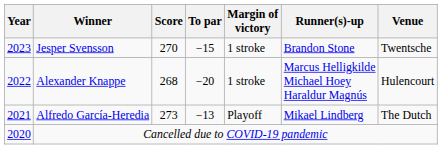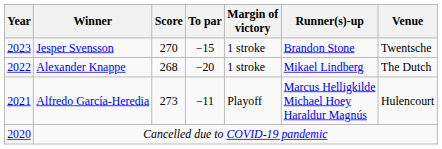(330, 81) Marcus Helligkilde Michael Hoey Haraldur Magnús -> (324, 67) Mikael Lindberg
(408, 81) Hulencourt -> (406, 67) The Dutch
(205, 115) −13 -> (205, 101) −11
(324, 115) Mikael Lindberg -> (330, 101) Marcus Helligkilde Michael Hoey Haraldur Magnús
(406, 115) The Dutch -> (408, 101) Hulencourt
